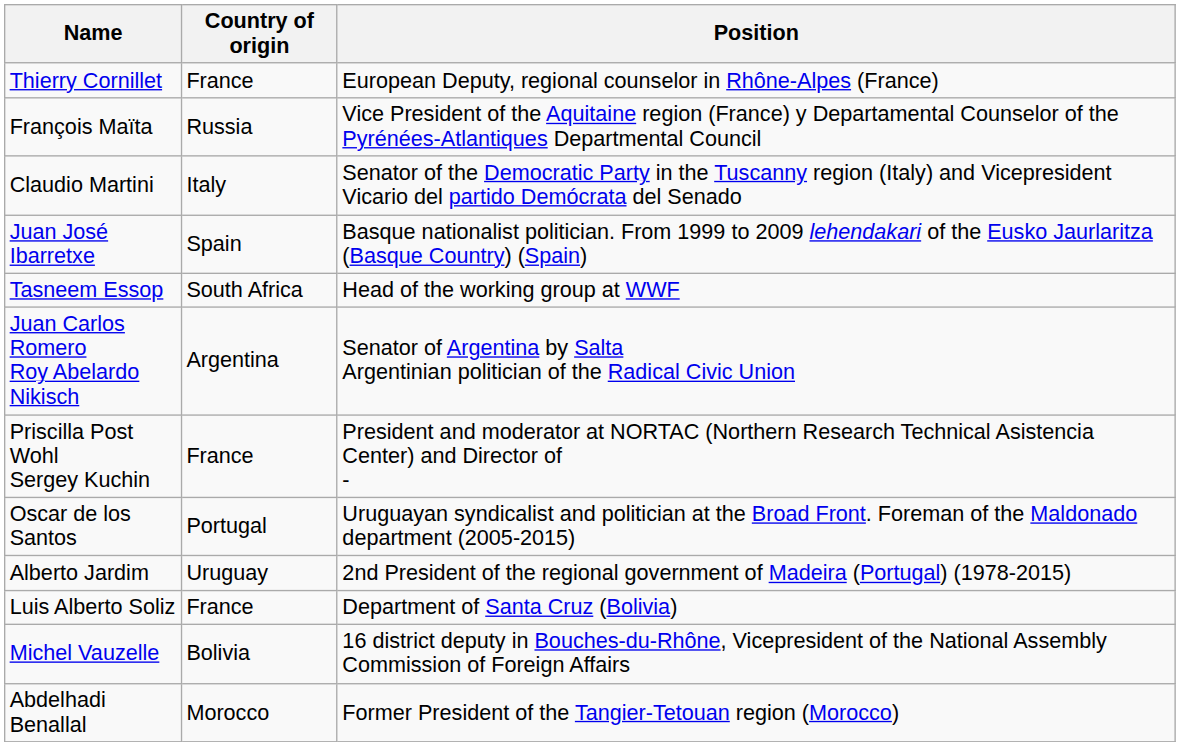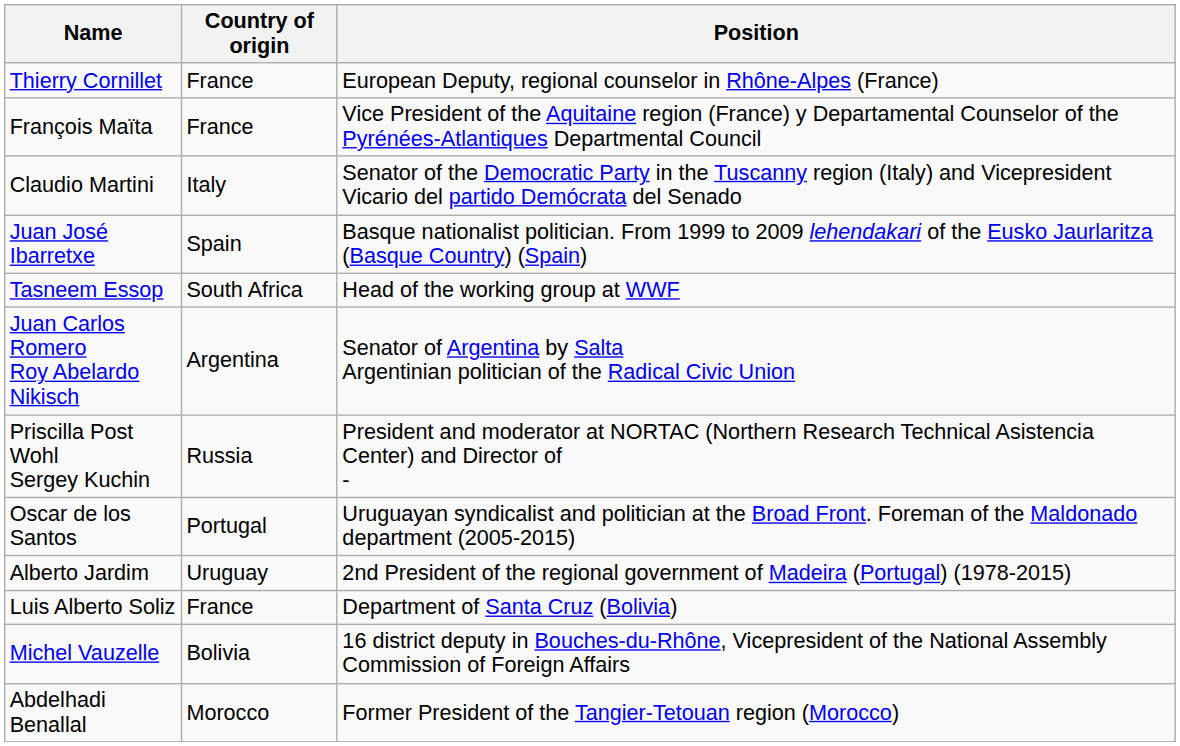(219, 126) Russia -> (220, 126) France
(220, 455) France -> (219, 455) Russia
